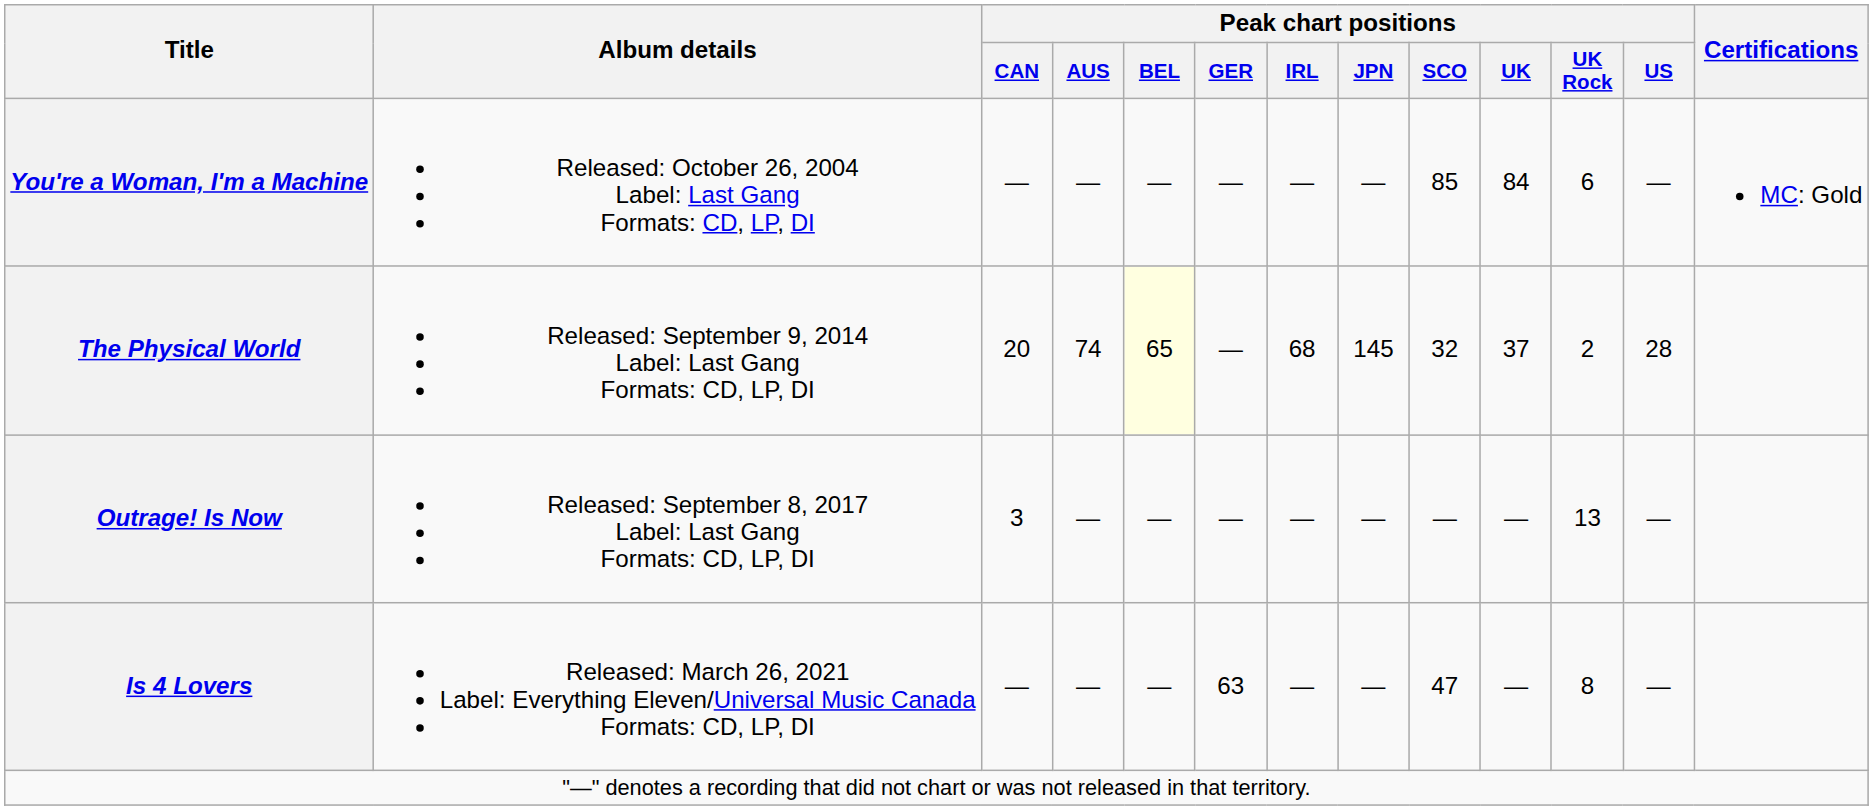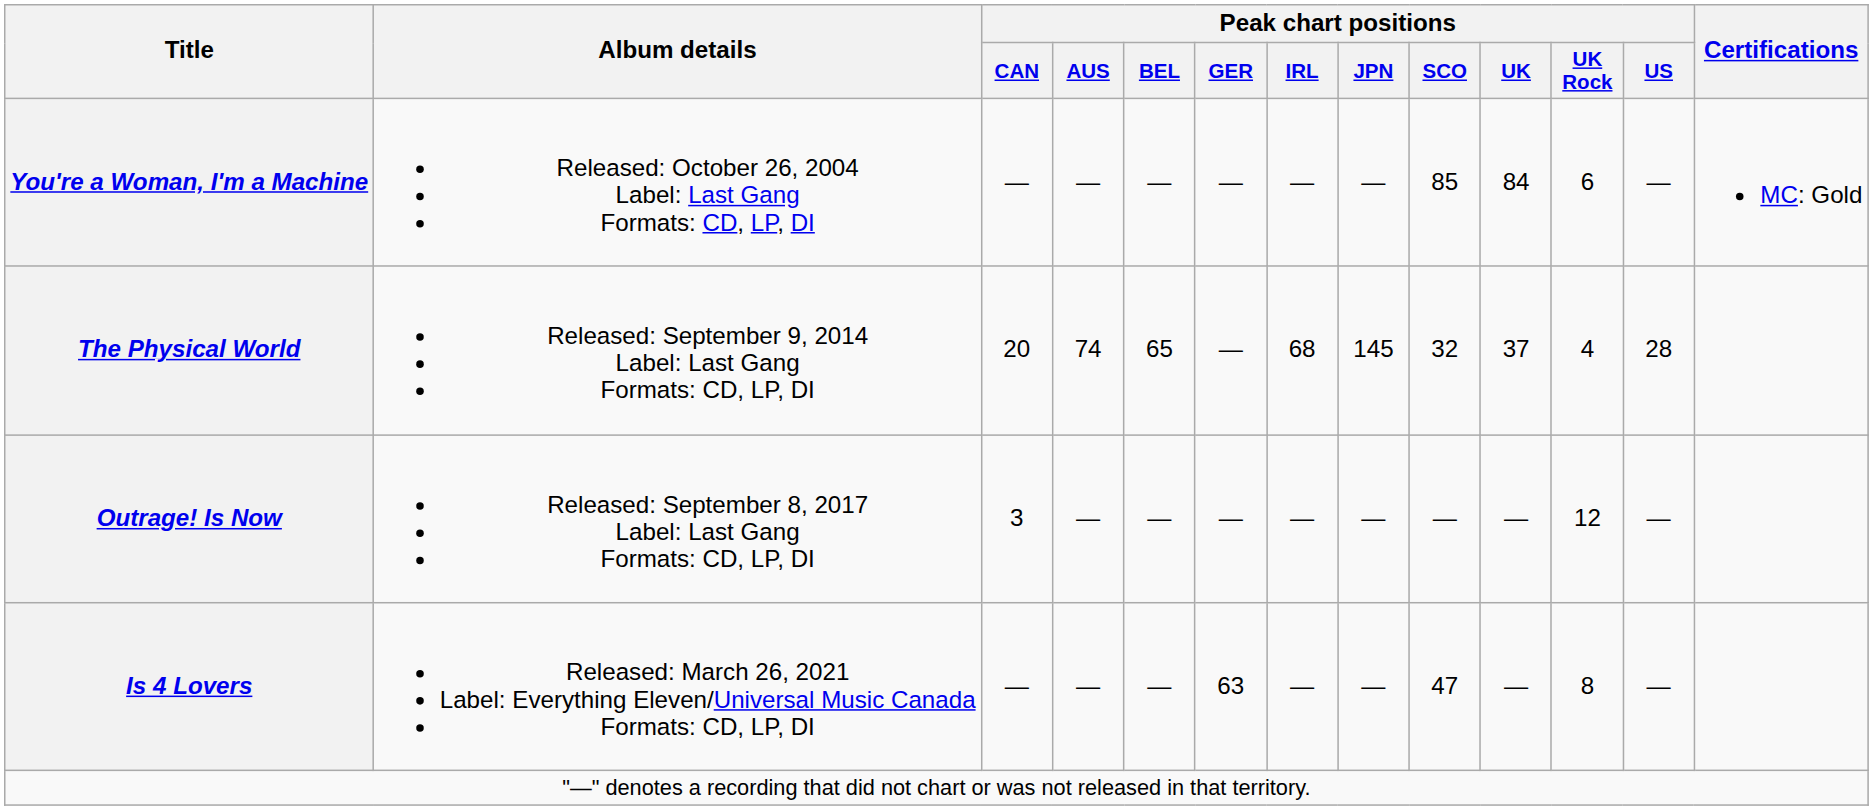(1159, 350) lightyellow background -> (1159, 350) no background
(1587, 350) 2 -> (1587, 350) 4
(1587, 518) 13 -> (1587, 518) 12
